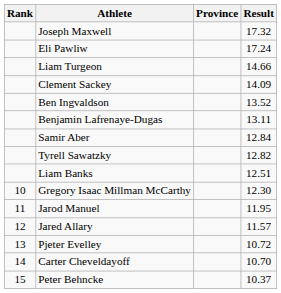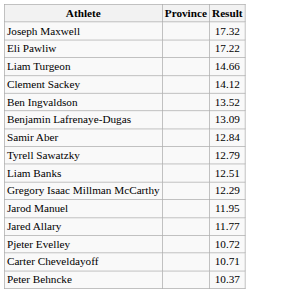- column: (20, 13)
(259, 48) 17.24 -> (227, 48) 17.22
(259, 84) 14.09 -> (227, 84) 14.12
(259, 119) 13.11 -> (227, 119) 13.09
(259, 155) 12.82 -> (227, 155) 12.79
(259, 191) 12.30 -> (227, 191) 12.29
(259, 226) 11.57 -> (227, 226) 11.77
(259, 262) 10.70 -> (227, 262) 10.71
